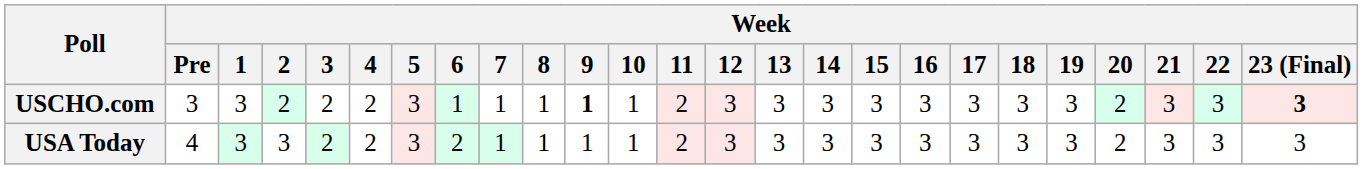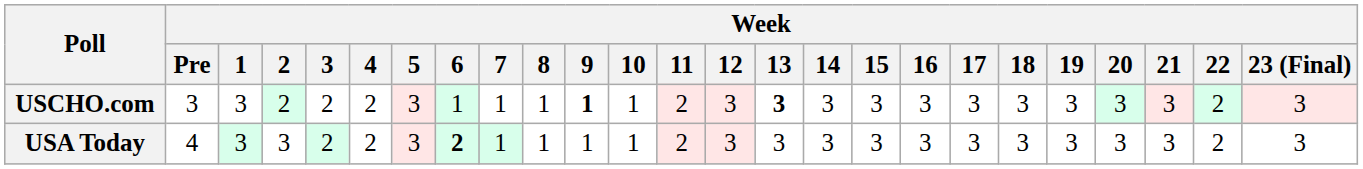(779, 103) normal -> (779, 103) bold
(1120, 103) 2 -> (1120, 103) 3
(1218, 103) 3 -> (1218, 103) 2
(1300, 103) bold -> (1300, 103) normal
(457, 143) normal -> (457, 143) bold
(1120, 143) 2 -> (1120, 143) 3
(1218, 143) 3 -> (1218, 143) 2
